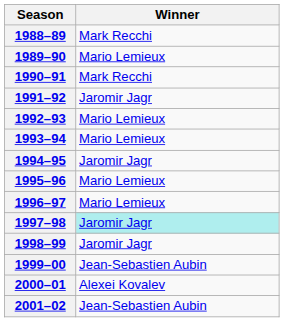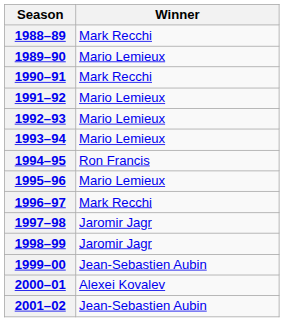(116, 98) Jaromir Jagr -> (122, 98) Mario Lemieux
(116, 160) Jaromir Jagr -> (114, 160) Ron Francis
(122, 202) Mario Lemieux -> (116, 202) Mark Recchi
(116, 222) paleturquoise background -> (116, 222) no background
